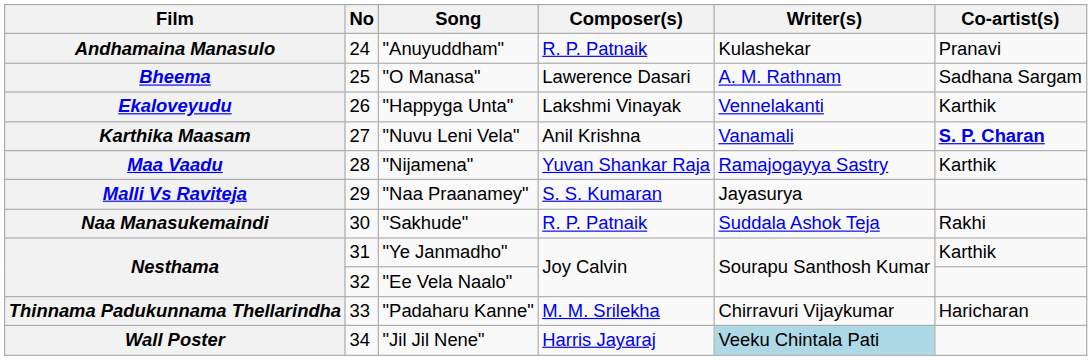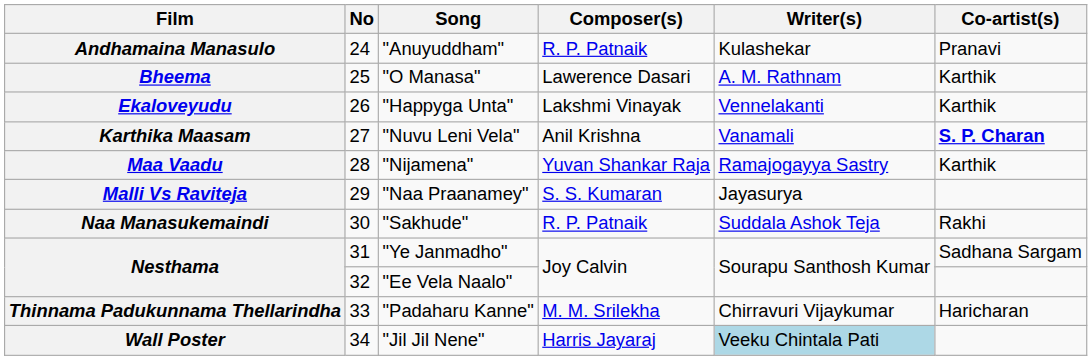(1010, 77) Sadhana Sargam -> (967, 77) Karthik
(967, 252) Karthik -> (1010, 252) Sadhana Sargam
